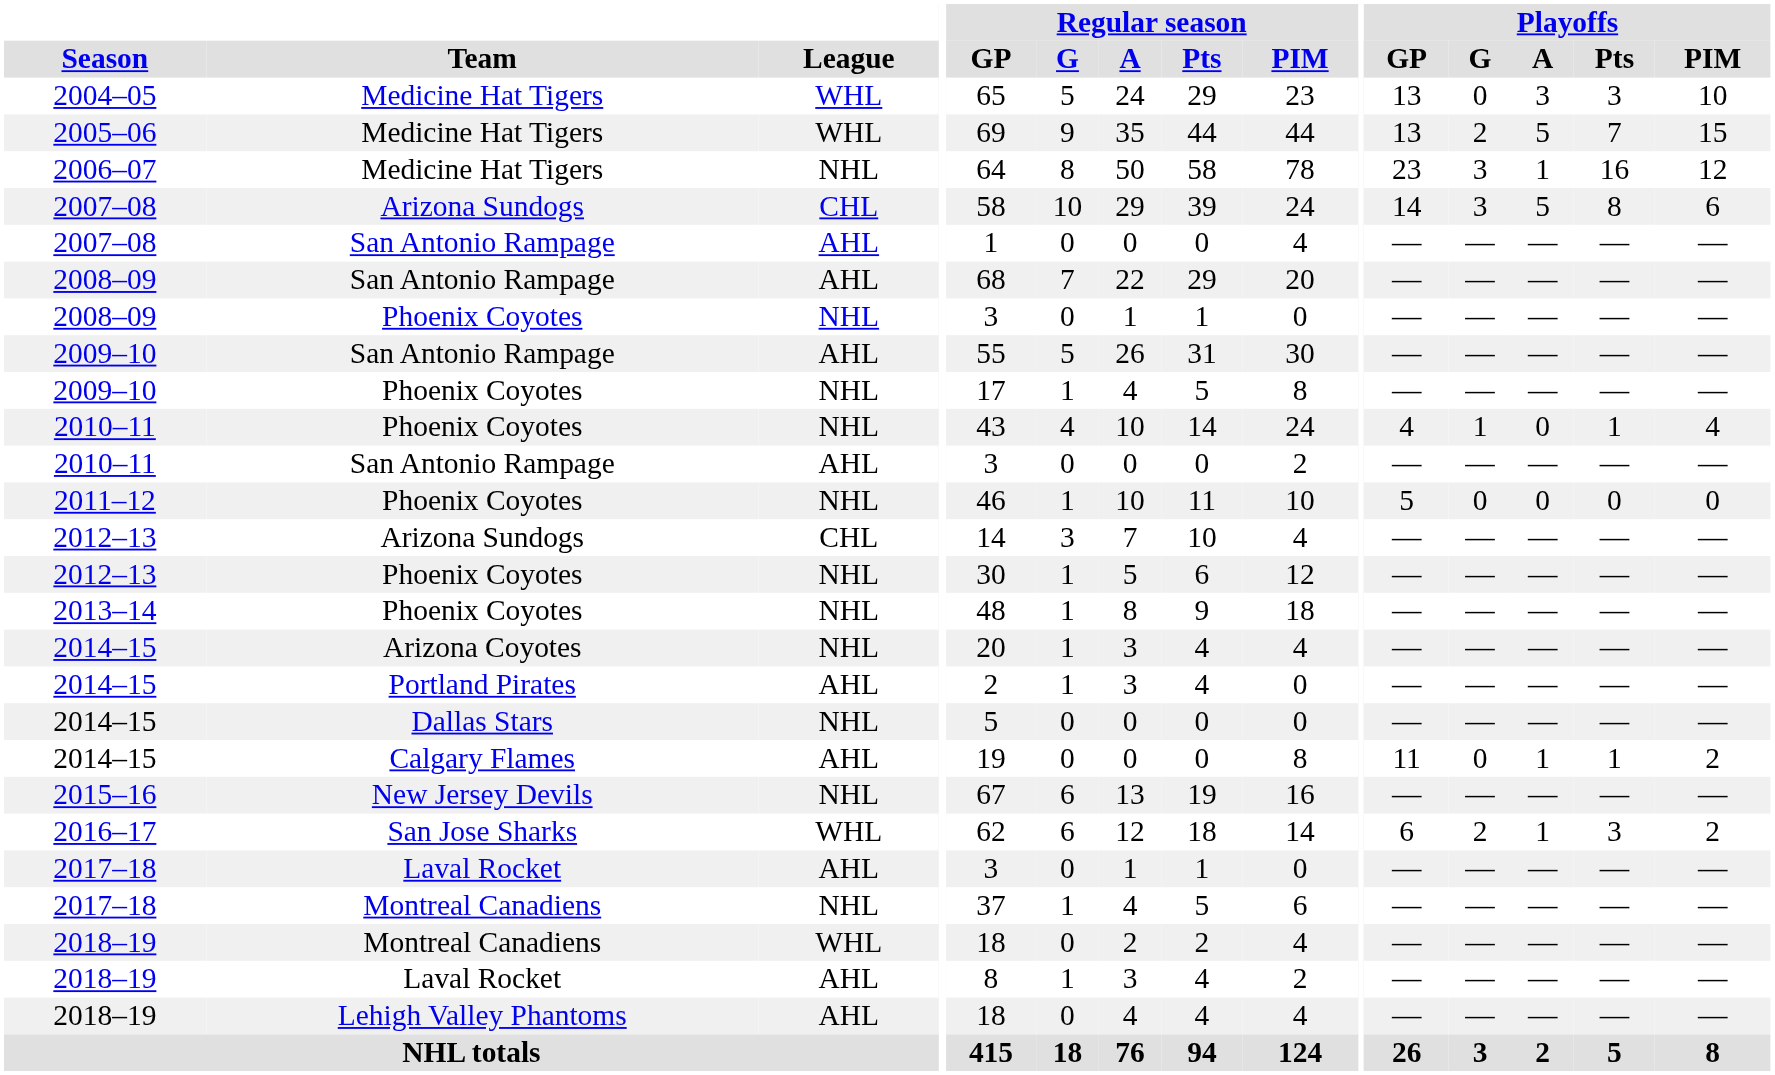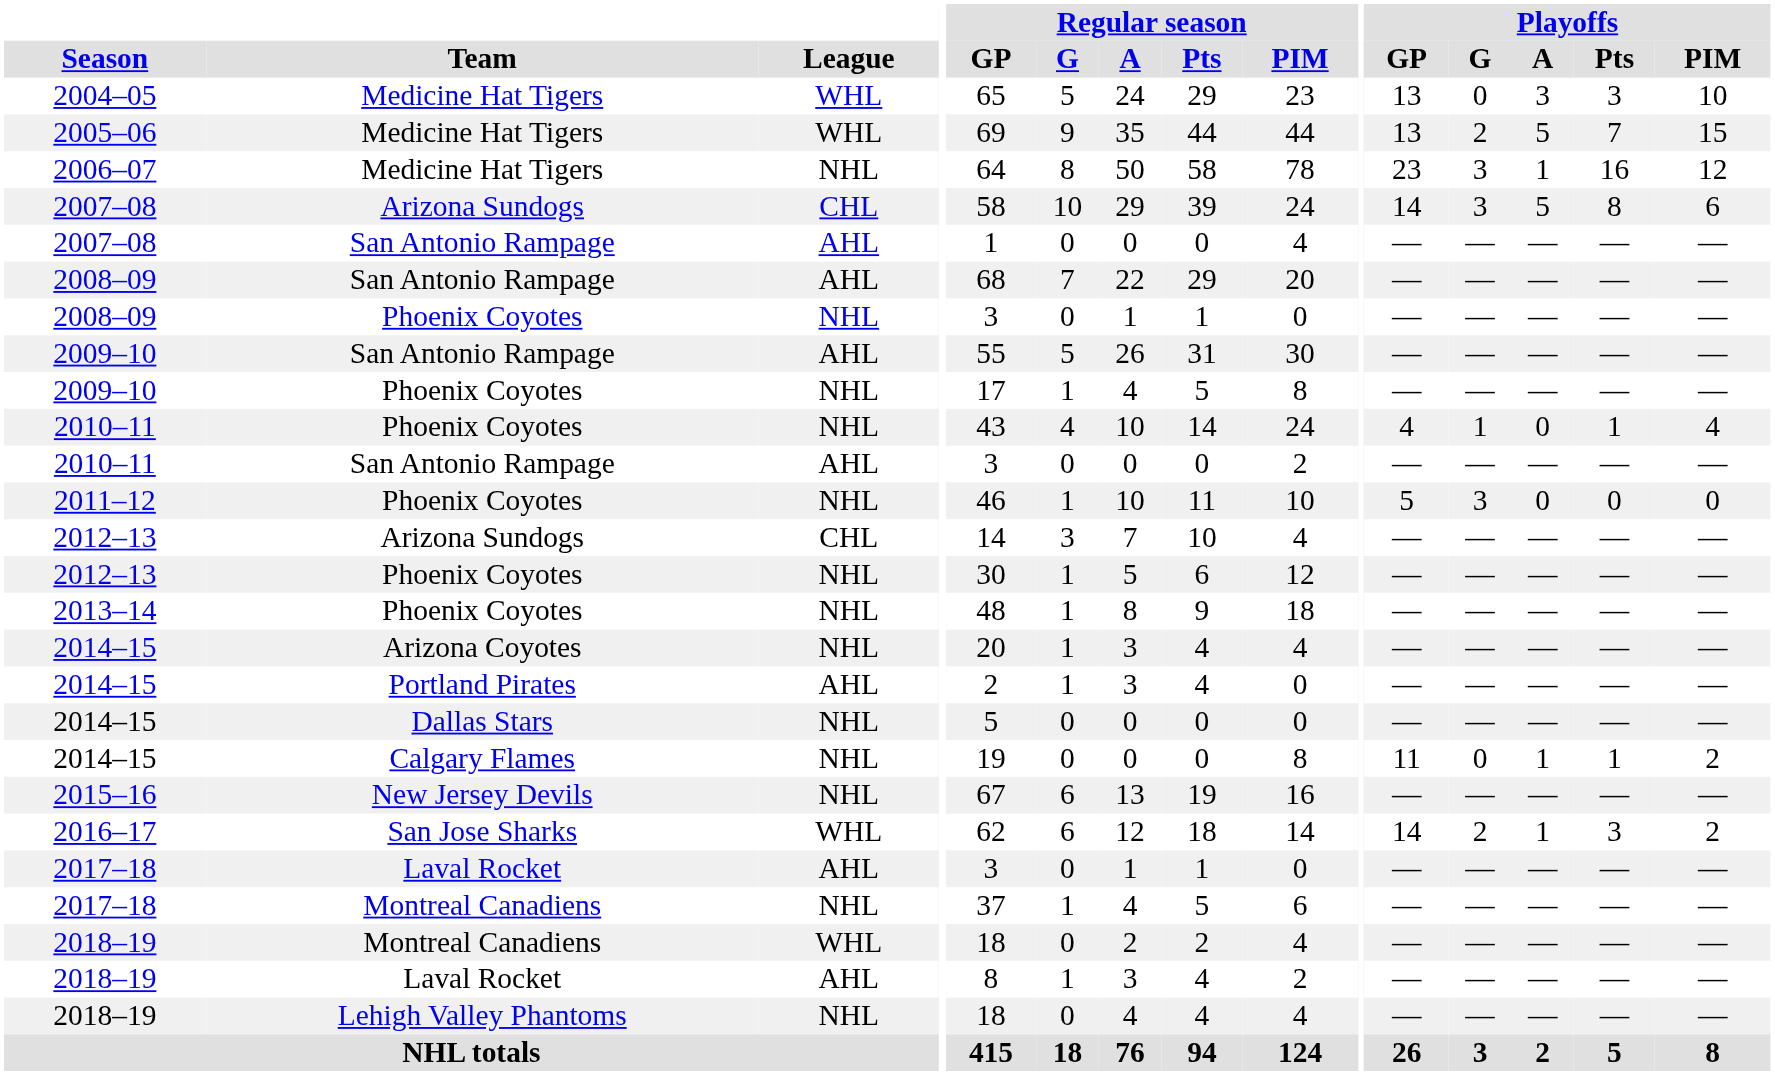(1480, 500) 0 -> (1480, 500) 3
(849, 757) AHL -> (849, 757) NHL
(1407, 831) 6 -> (1407, 831) 14
(849, 1015) AHL -> (849, 1015) NHL
